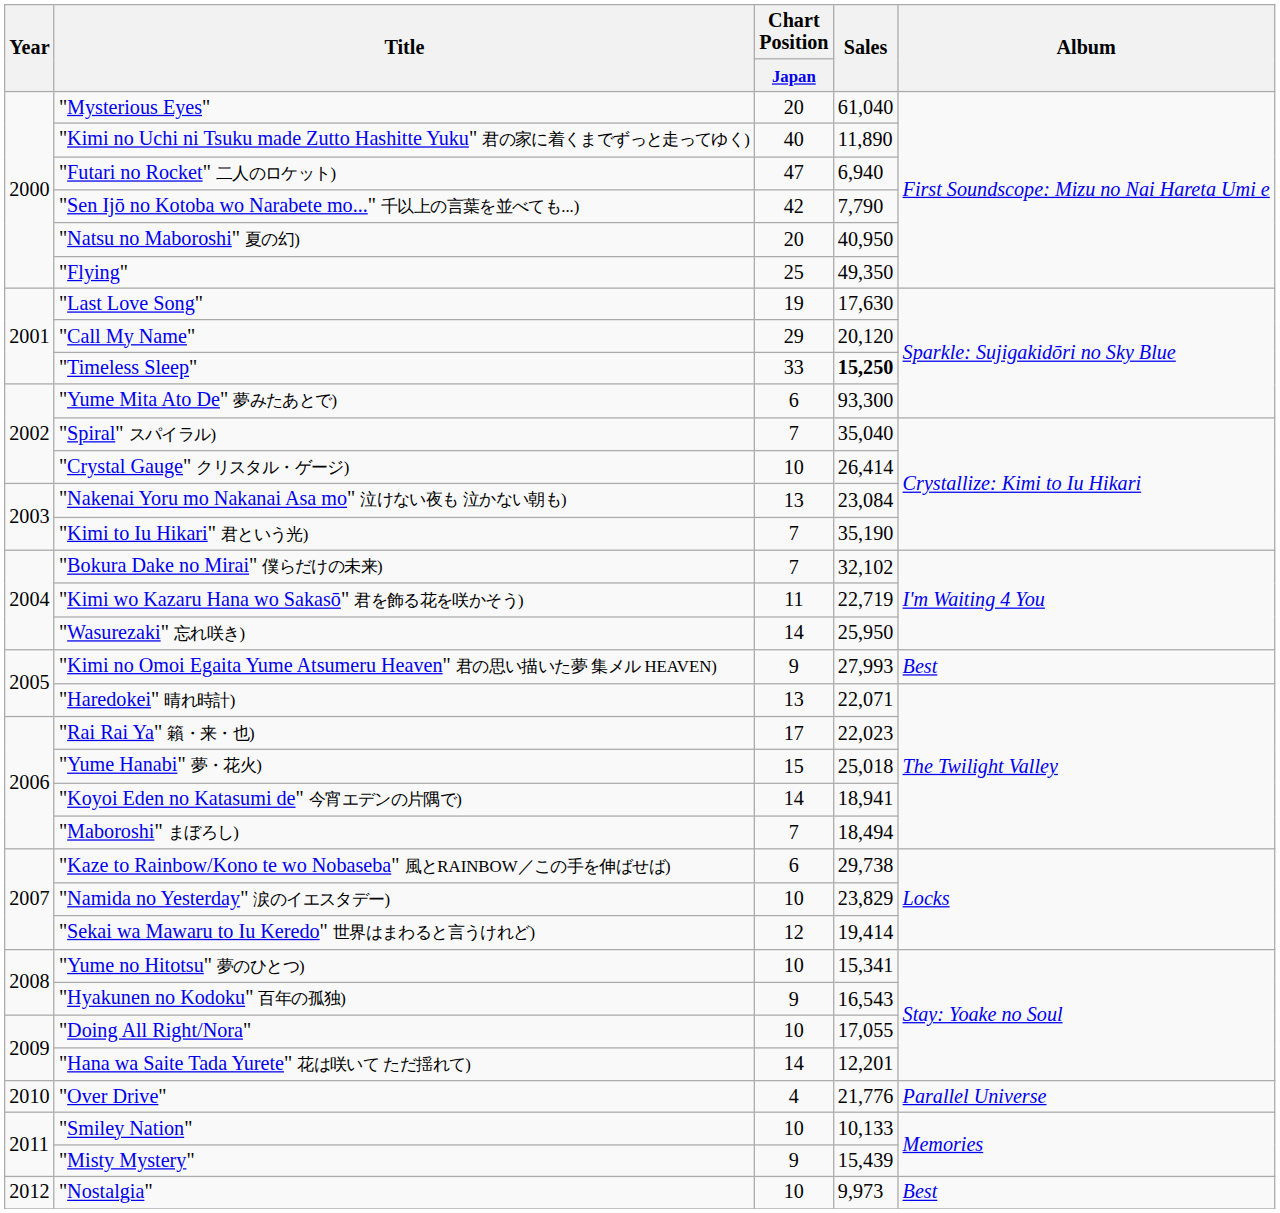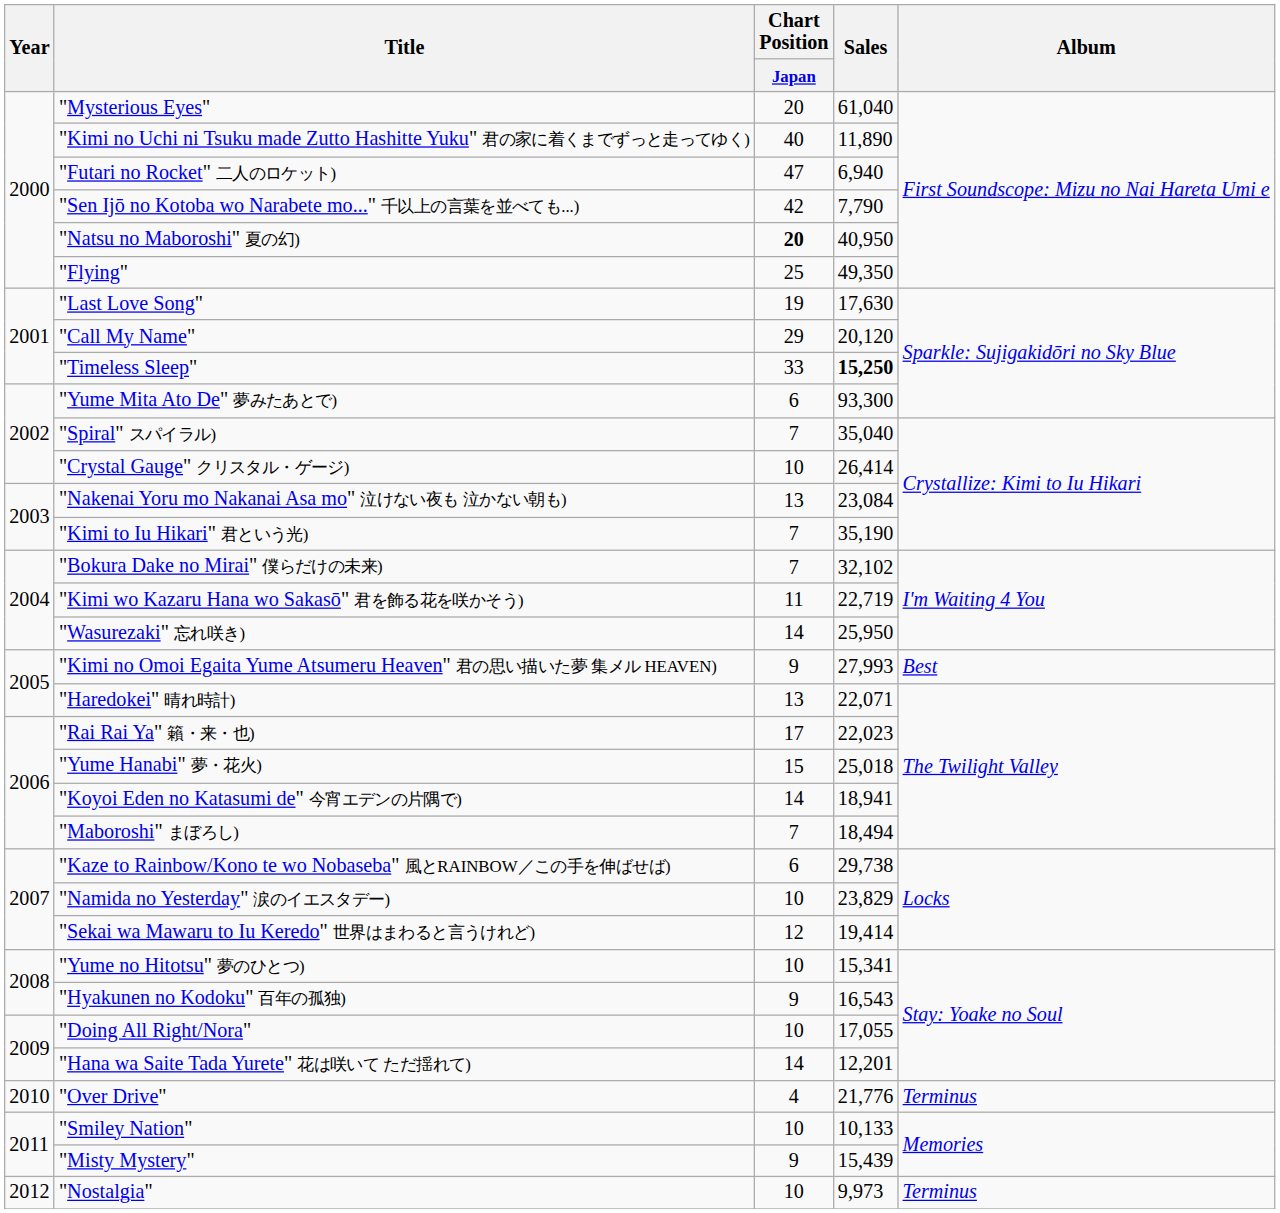(794, 239) normal -> (794, 239) bold
(975, 1096) Parallel Universe -> (940, 1096) Terminus
(920, 1192) Best -> (940, 1192) Terminus
